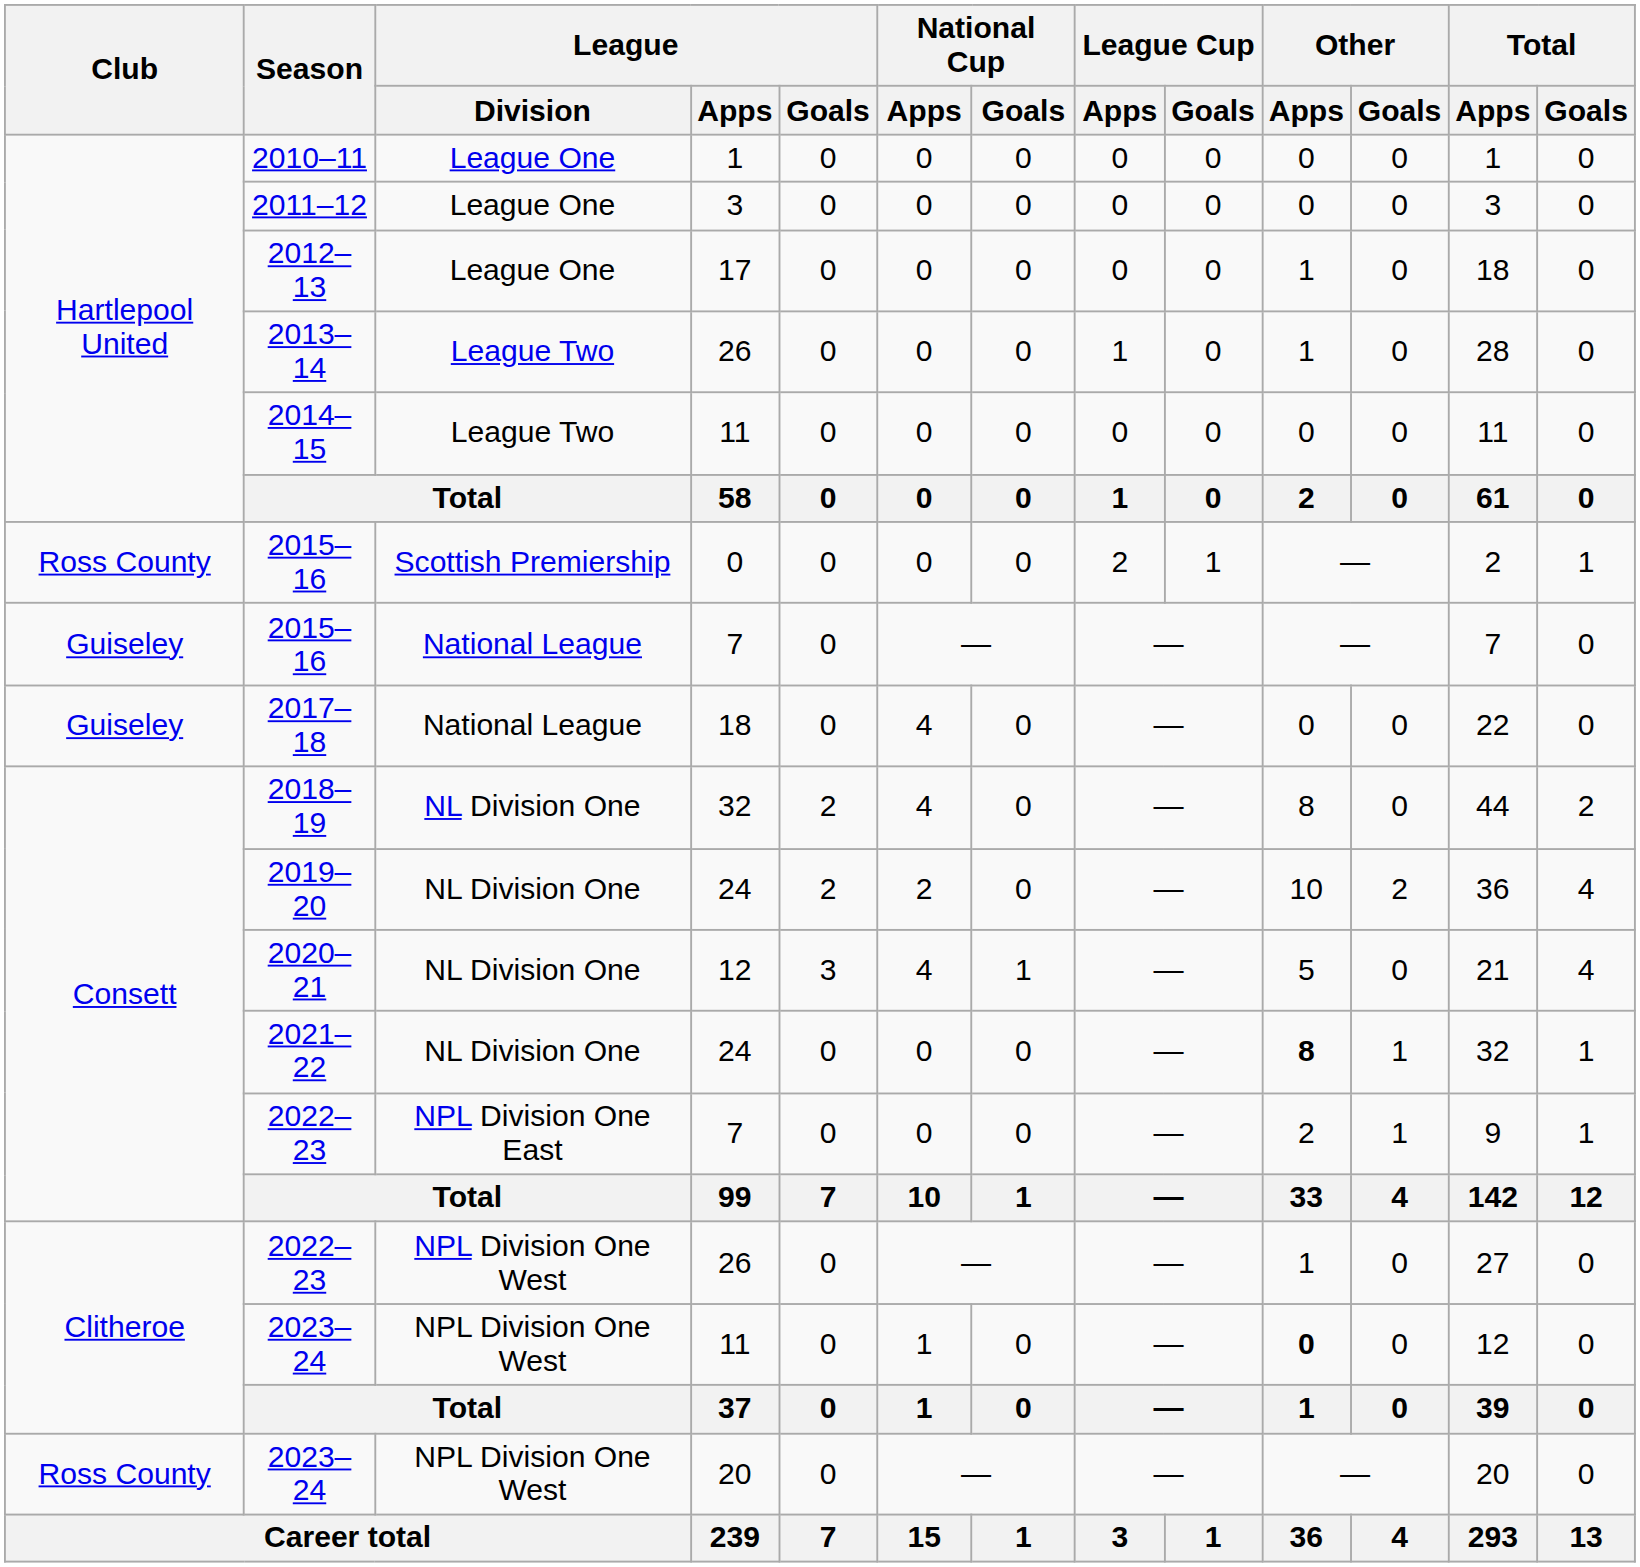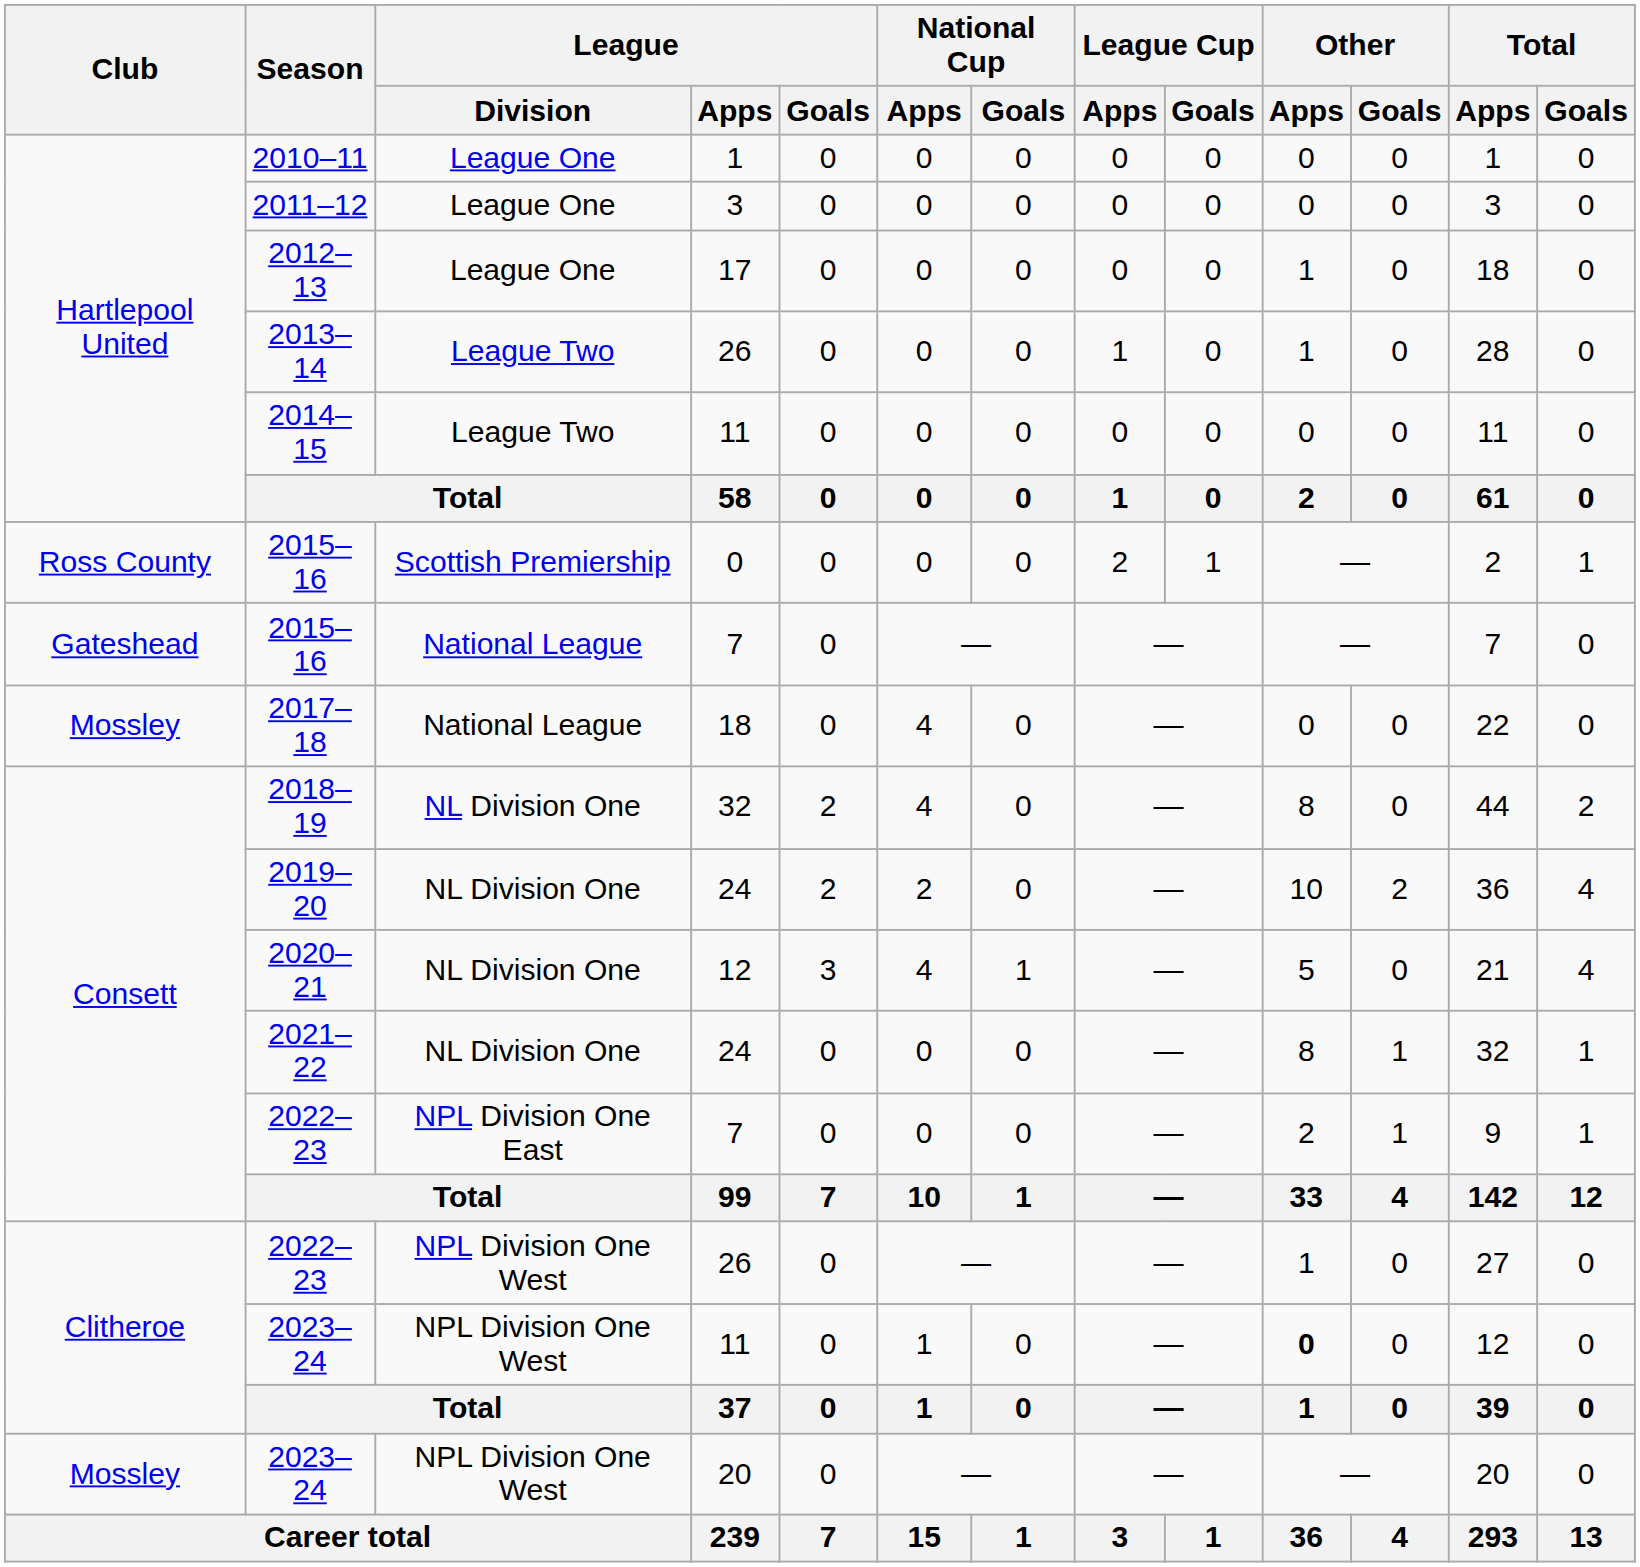(125, 643) Guiseley -> (125, 643) Gateshead
(125, 725) Guiseley -> (125, 725) Mossley
(1306, 1051) bold -> (1306, 1051) normal
(125, 1473) Ross County -> (125, 1473) Mossley
